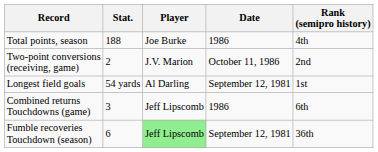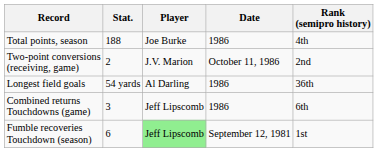(250, 84) September 12, 1981 -> (219, 84) 1986
(301, 84) 1st -> (305, 84) 36th
(305, 134) 36th -> (301, 134) 1st
